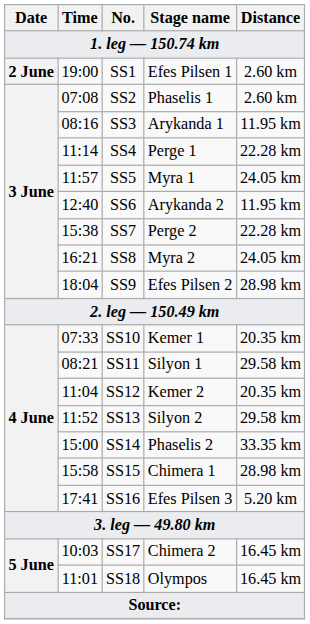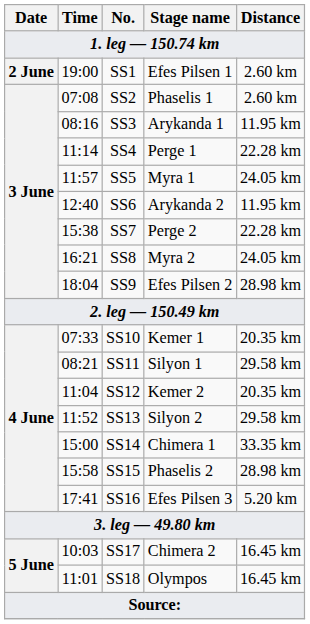(180, 444) Phaselis 2 -> (182, 444) Chimera 1
(182, 471) Chimera 1 -> (180, 471) Phaselis 2
